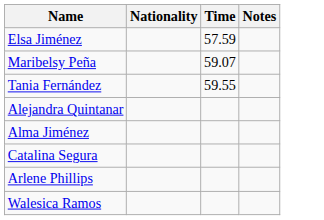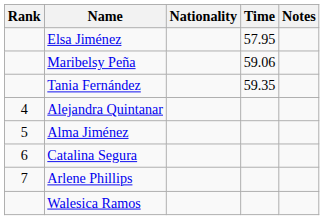+ column: (24, 16)
(220, 39) 57.59 -> (260, 39) 57.95
(220, 62) 59.07 -> (260, 62) 59.06
(220, 86) 59.55 -> (260, 86) 59.35
